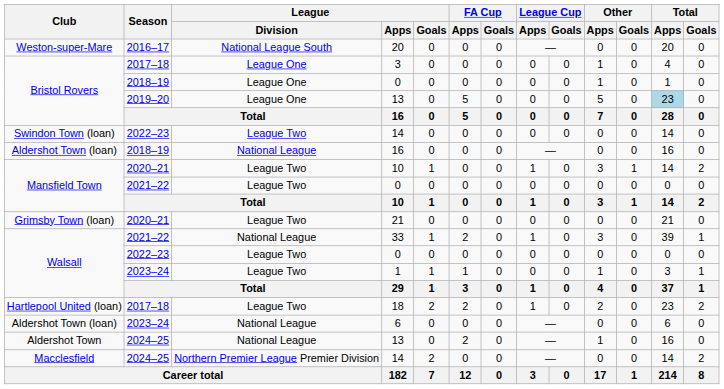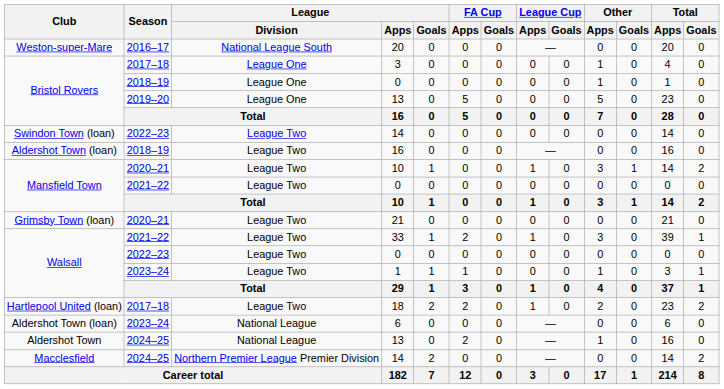(668, 99) lightblue background -> (668, 99) no background
(277, 151) National League -> (277, 151) League Two
(277, 237) National League -> (277, 237) League Two
